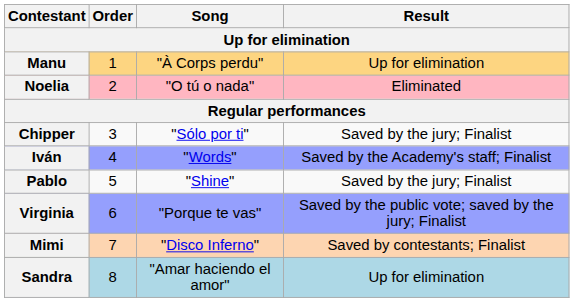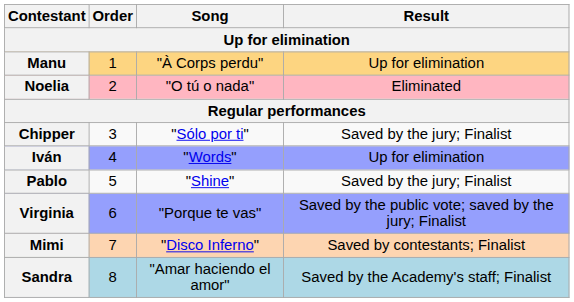(426, 157) Saved by the Academy's staff; Finalist -> (426, 157) Up for elimination
(426, 277) Up for elimination -> (426, 277) Saved by the Academy's staff; Finalist
